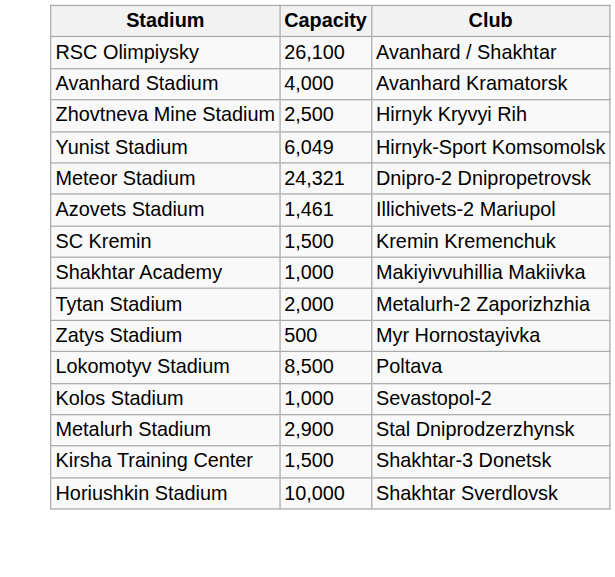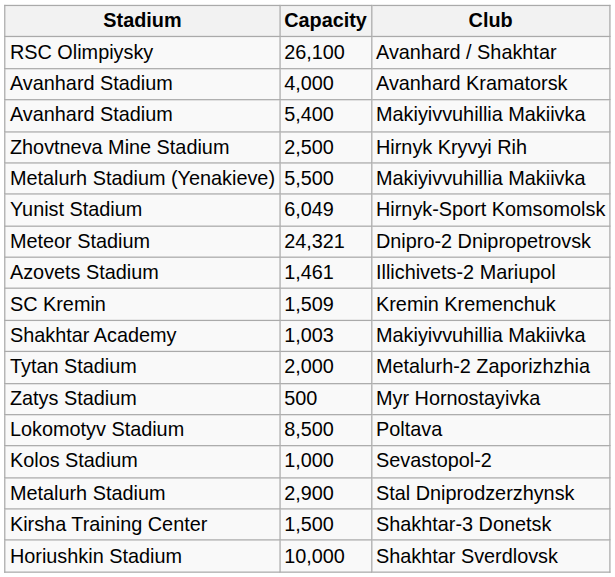+ row: (91, 115)
+ row: (142, 178)
(309, 241) 1,500 -> (309, 304) 1,509
(309, 272) 1,000 -> (309, 335) 1,003
